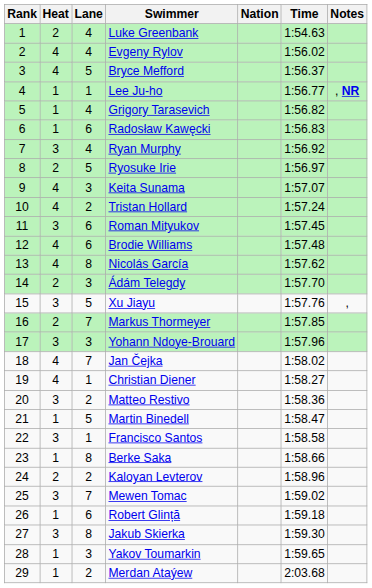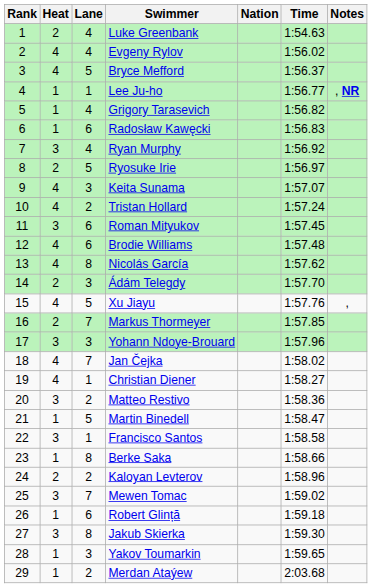(56, 303) 3 -> (56, 303) 4
